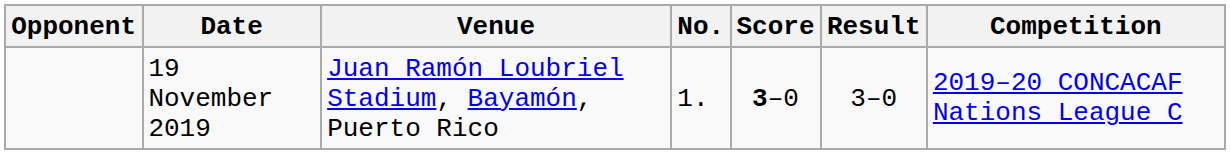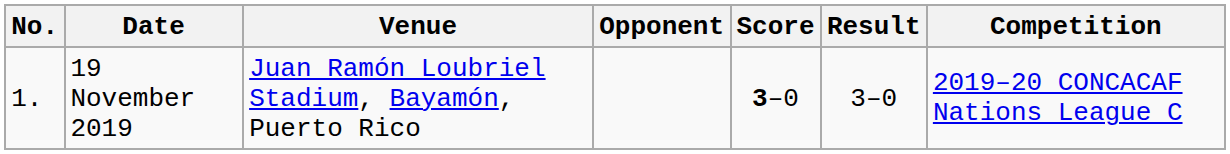columns swapped: (701, 26) <-> (74, 26)
